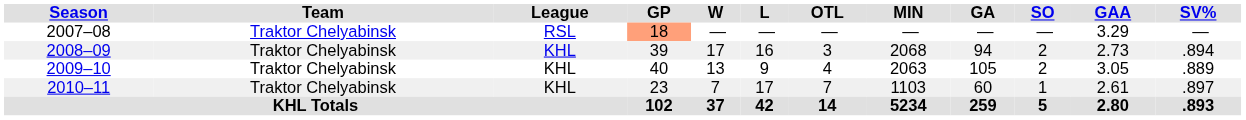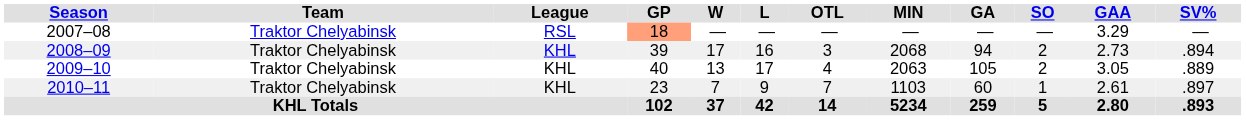(764, 68) 9 -> (764, 68) 17
(764, 87) 17 -> (764, 87) 9
